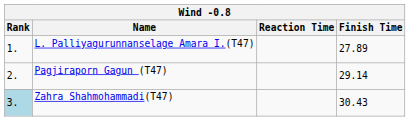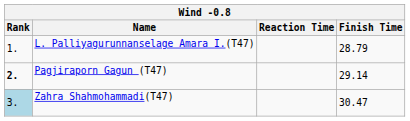(353, 49) 27.89 -> (353, 49) 28.79
(12, 76) normal -> (12, 76) bold
(353, 103) 30.43 -> (353, 103) 30.47
